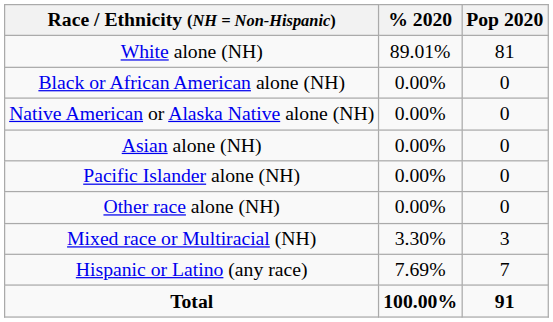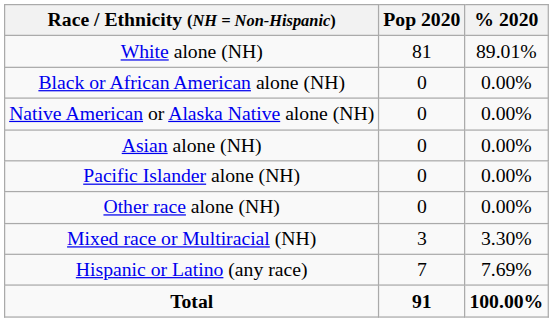columns swapped: (505, 20) <-> (420, 20)
